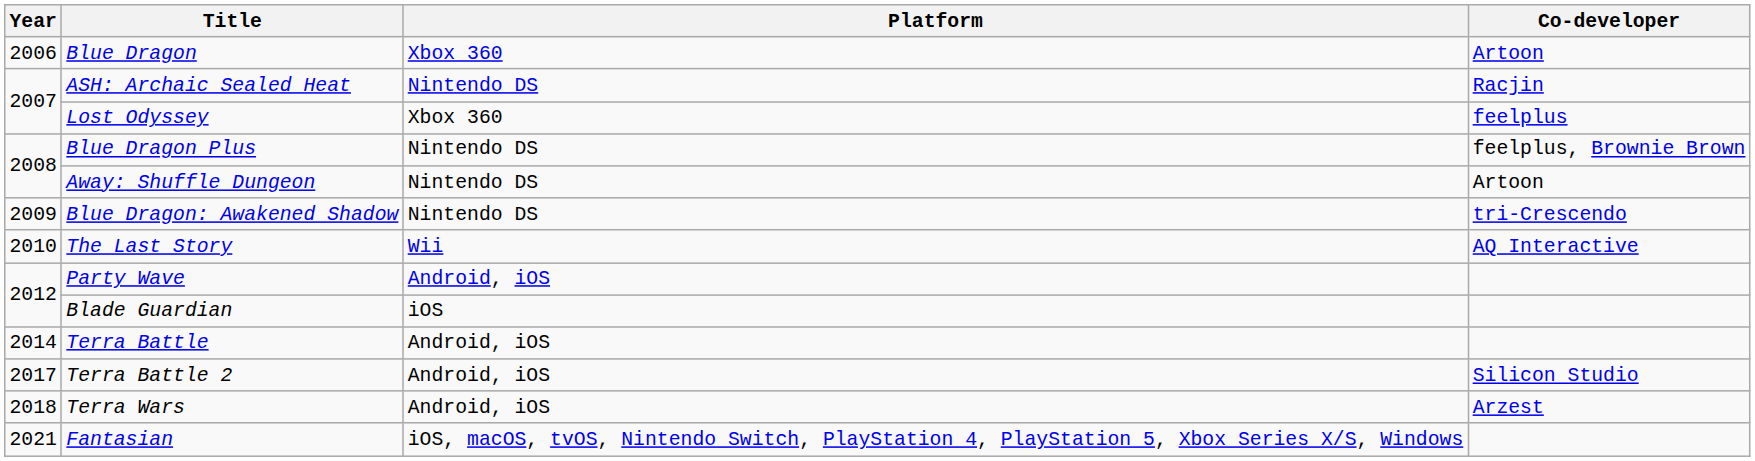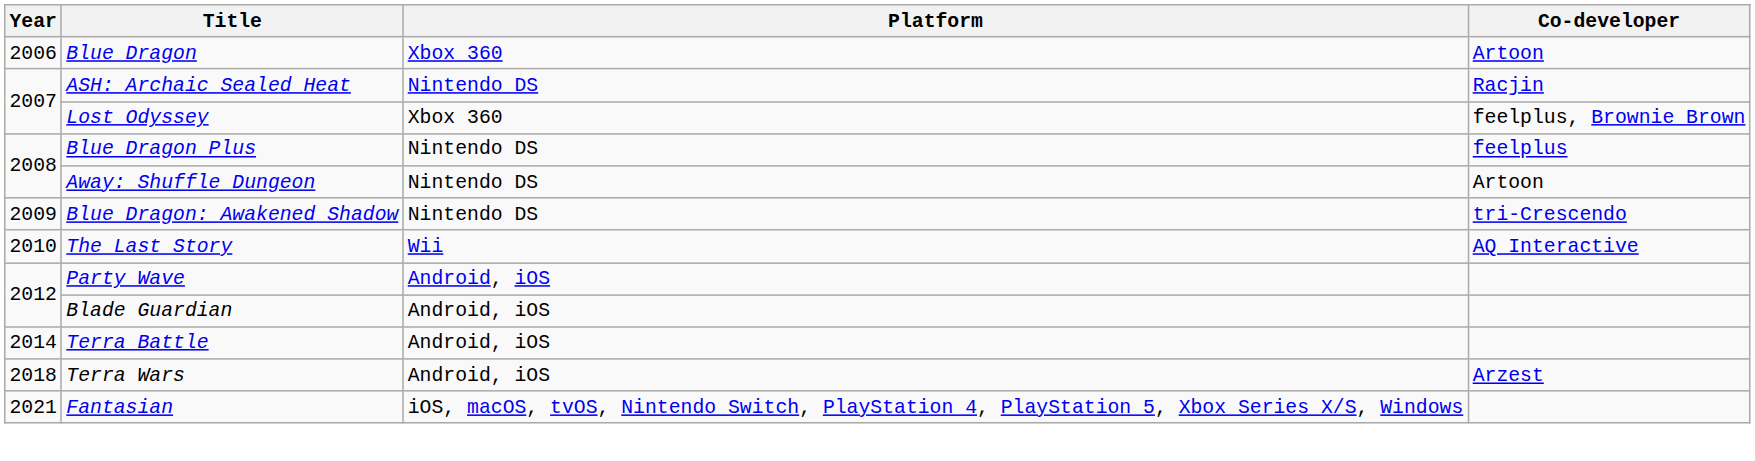(1520, 117) feelplus -> (1609, 117) feelplus, Brownie Brown
(1609, 150) feelplus, Brownie Brown -> (1520, 150) feelplus
(426, 311) iOS -> (479, 311) Android, iOS
- row: (149, 375)
